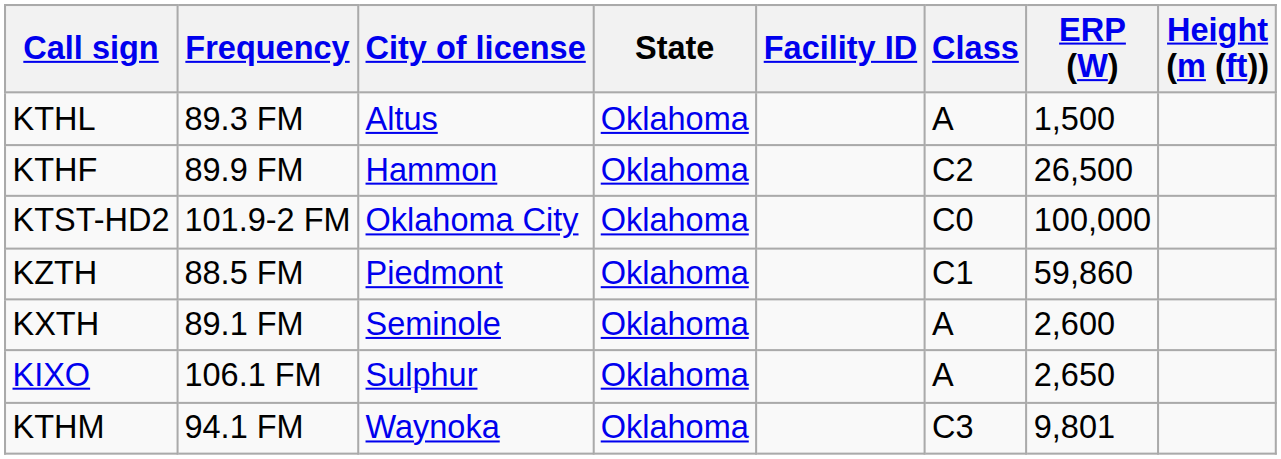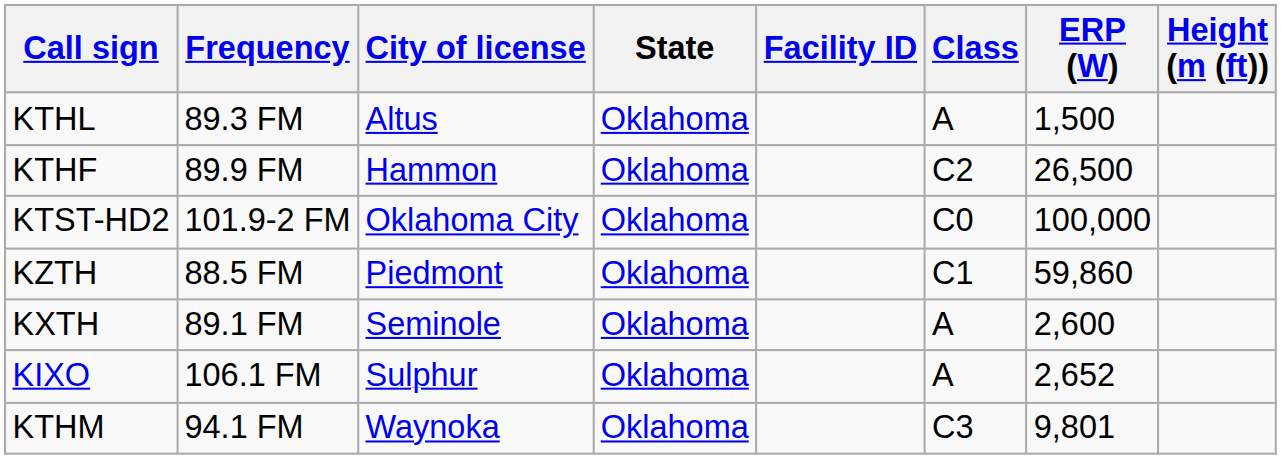(1074, 375) 2,650 -> (1074, 375) 2,652
